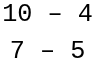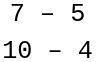rows swapped: (48, 51) <-> (48, 14)
